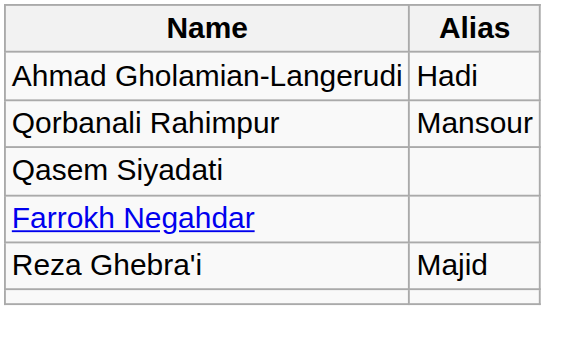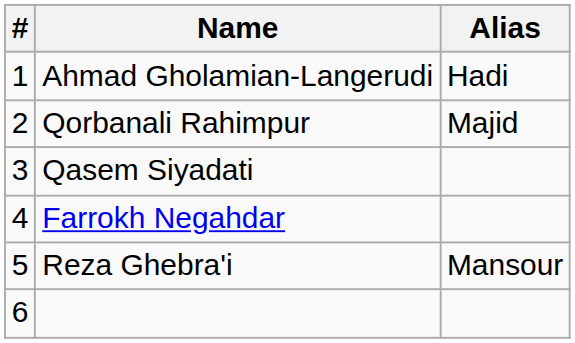+ column: (20, 28)
(475, 123) Mansour -> (483, 123) Majid
(452, 265) Majid -> (505, 265) Mansour
